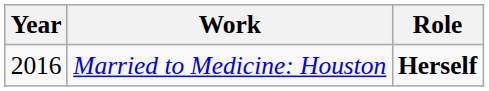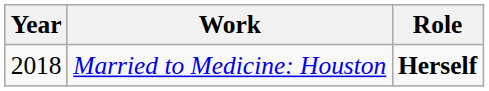(36, 65) 2016 -> (36, 65) 2018
